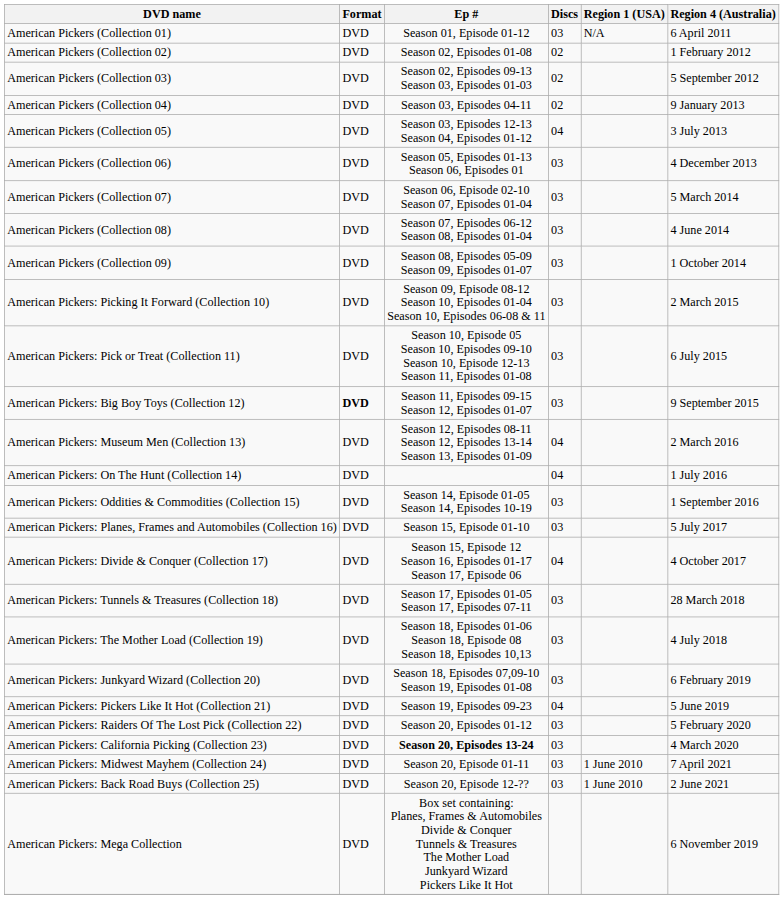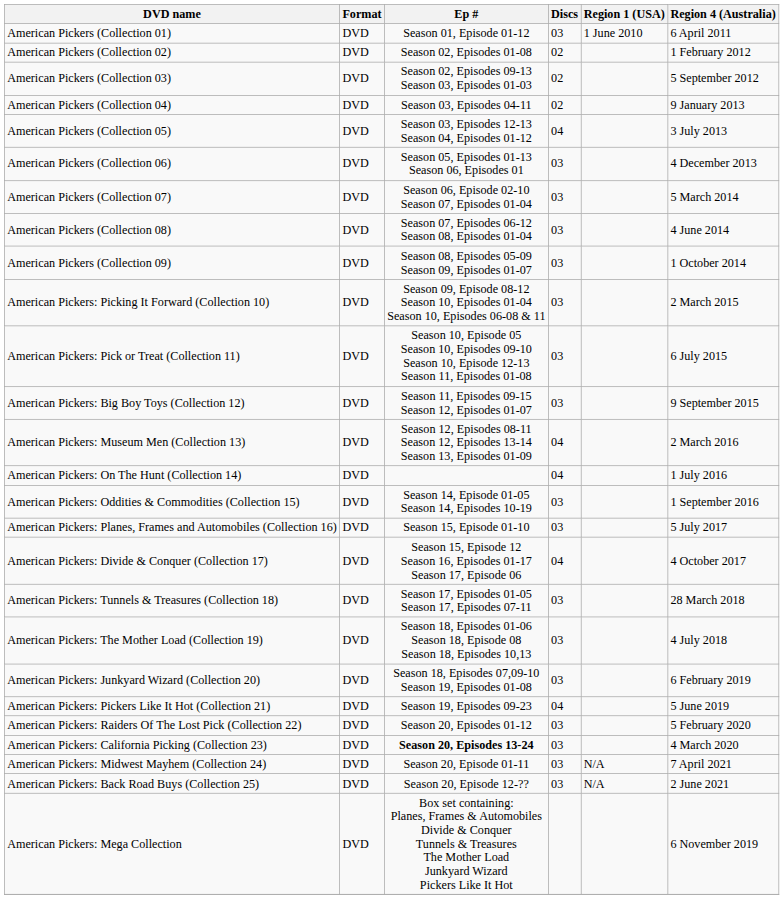(594, 33) N/A -> (613, 33) 1 June 2010
(356, 402) bold -> (356, 402) normal
(613, 764) 1 June 2010 -> (594, 764) N/A
(613, 783) 1 June 2010 -> (594, 783) N/A
